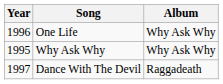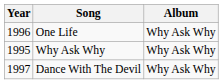(174, 69) Raggadeath -> (181, 69) Why Ask Why
